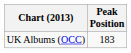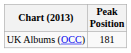(107, 39) 183 -> (107, 39) 181
